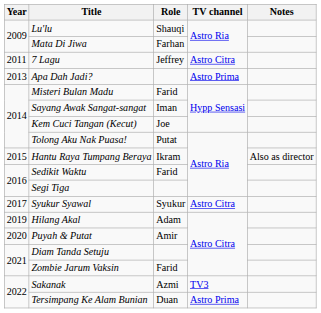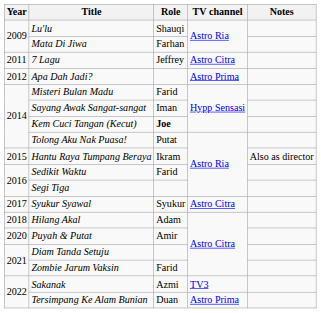(17, 76) 2013 -> (17, 76) 2012
(163, 124) normal -> (163, 124) bold
(17, 220) 2019 -> (17, 220) 2018
